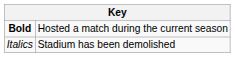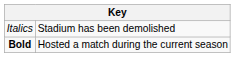rows swapped: (20, 29) <-> (20, 45)
